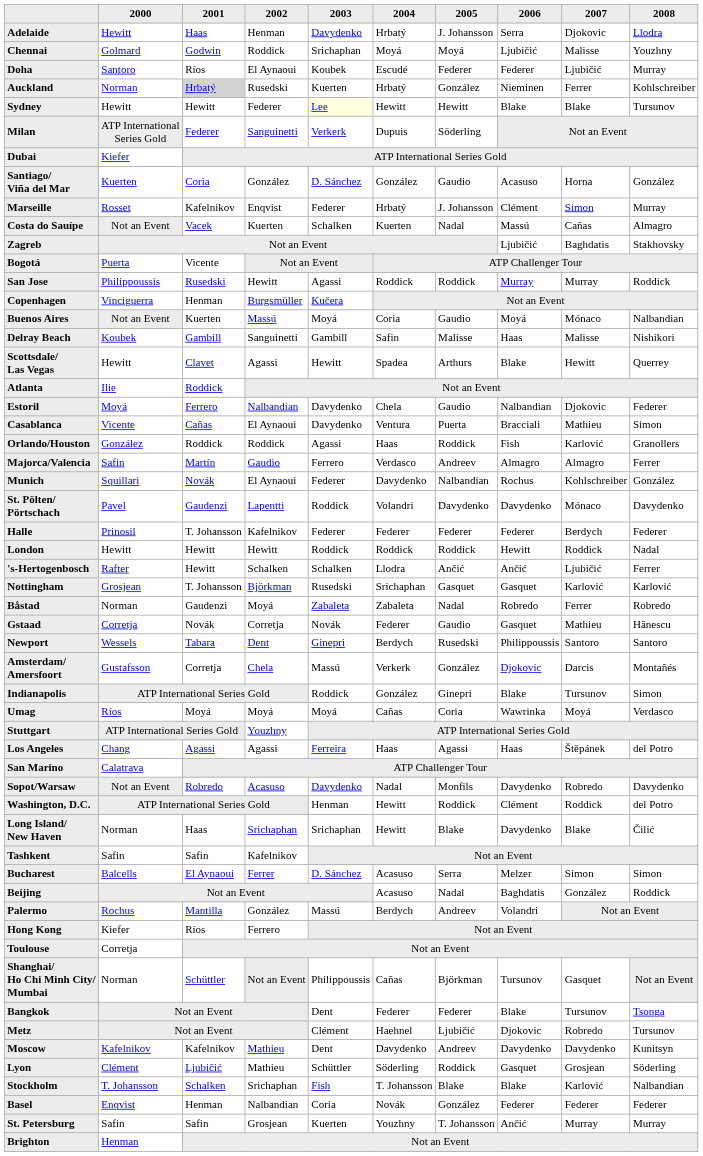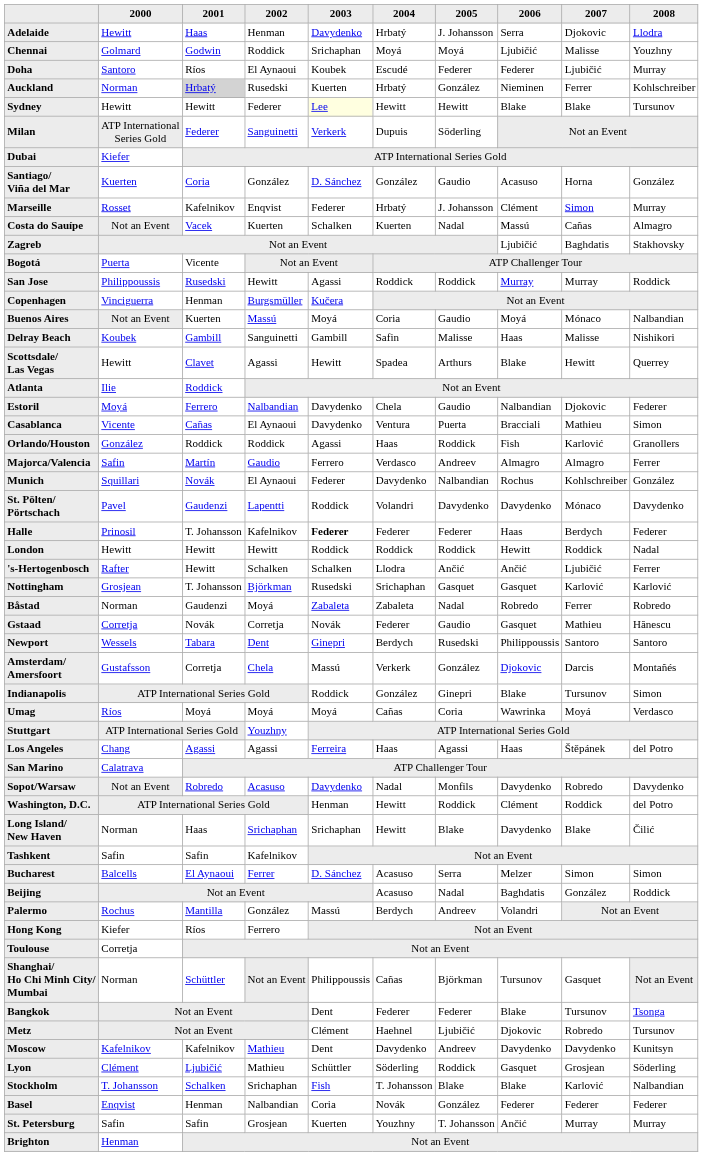(328, 531) normal -> (330, 531) bold
(517, 531) Federer -> (511, 531) Haas
